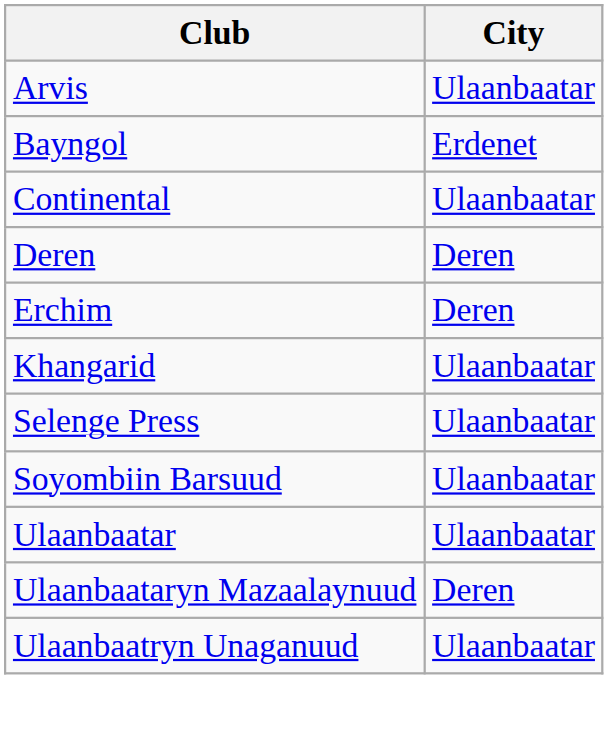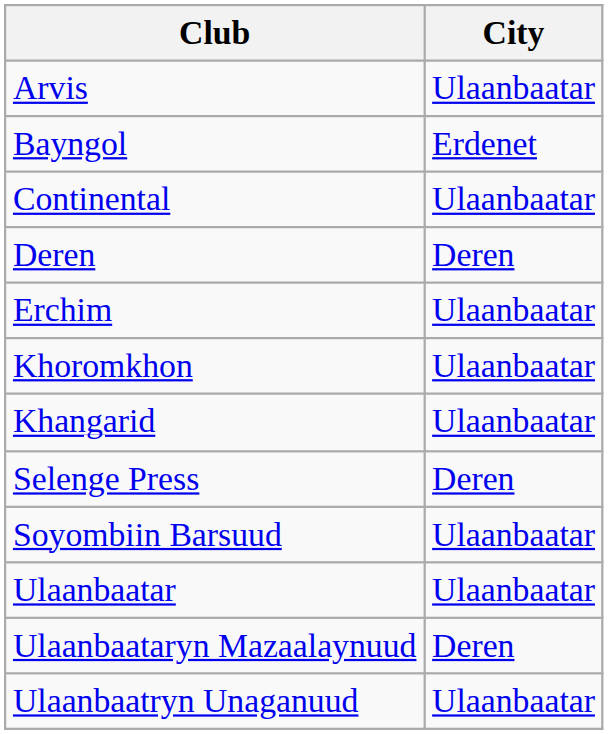(473, 310) Deren -> (514, 310) Ulaanbaatar
+ row: (103, 366)
(514, 421) Ulaanbaatar -> (473, 477) Deren
